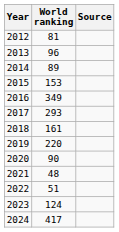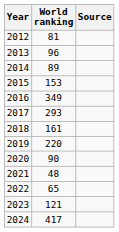(54, 190) 51 -> (54, 190) 65
(54, 205) 124 -> (54, 205) 121
